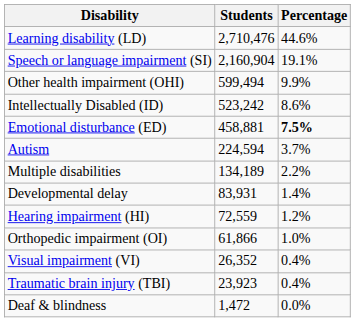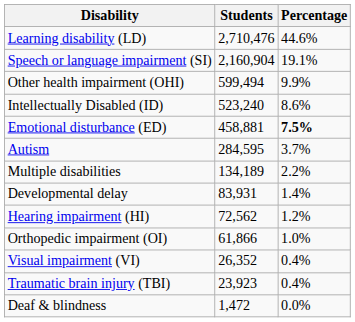(241, 104) 523,242 -> (241, 104) 523,240
(241, 149) 224,594 -> (241, 149) 284,595
(238, 216) 72,559 -> (238, 216) 72,562
